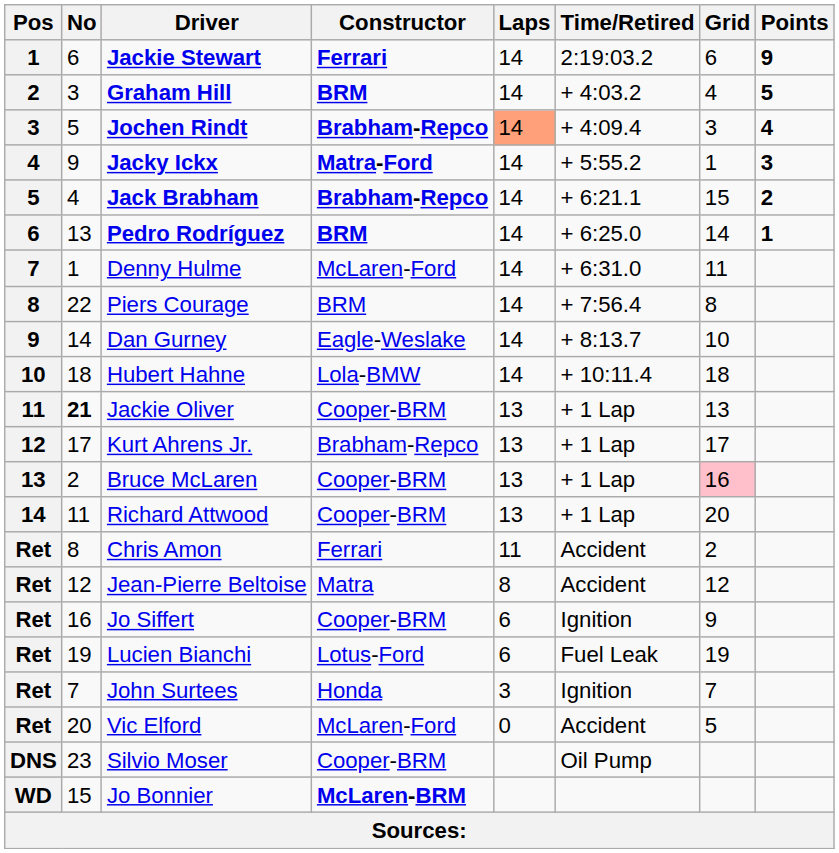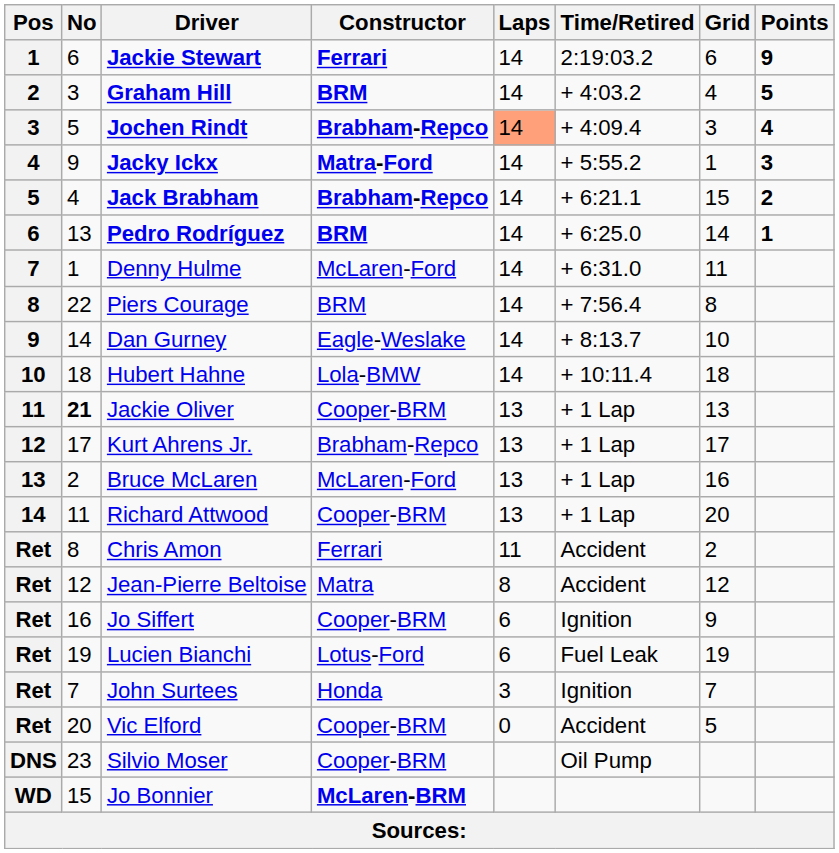(382, 479) Cooper-BRM -> (387, 479) McLaren-Ford
(717, 479) pink background -> (717, 479) no background
(387, 725) McLaren-Ford -> (382, 725) Cooper-BRM
